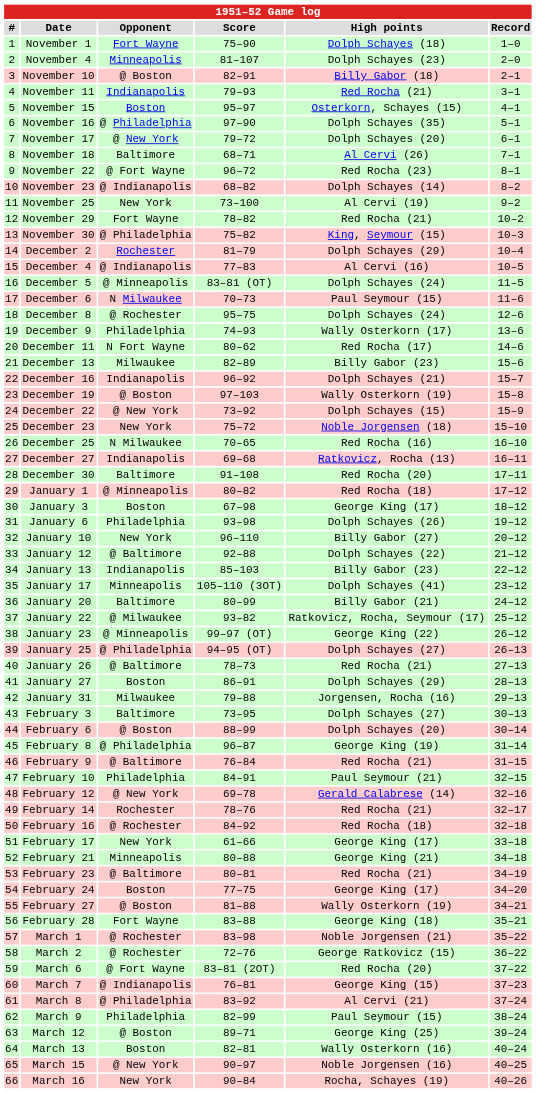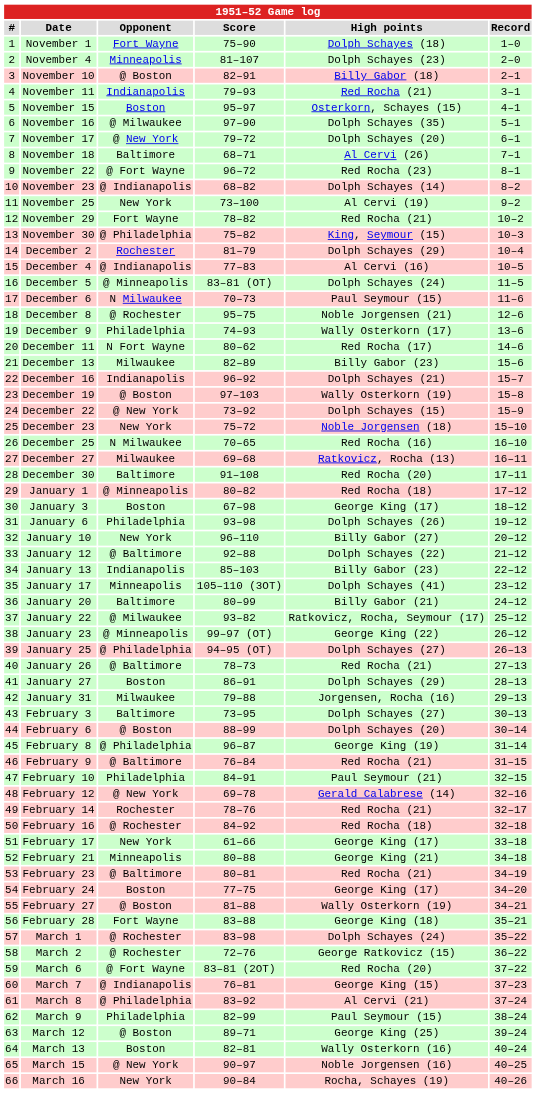(146, 123) @ Philadelphia -> (146, 123) @ Milwaukee
(387, 315) Dolph Schayes (24) -> (387, 315) Noble Jorgensen (21)
(146, 458) Indianapolis -> (146, 458) Milwaukee
(387, 937) Noble Jorgensen (21) -> (387, 937) Dolph Schayes (24)
